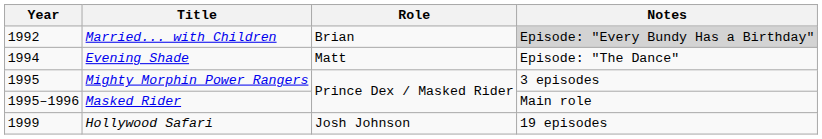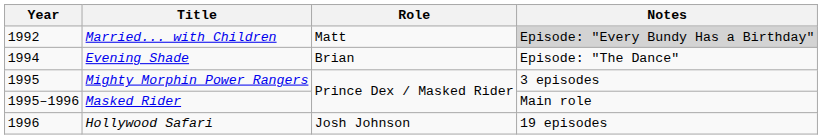(335, 37) Brian -> (331, 37) Matt
(331, 59) Matt -> (335, 59) Brian
(24, 123) 1999 -> (24, 123) 1996
